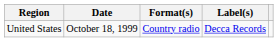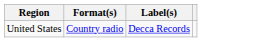- column: (102, 12)
